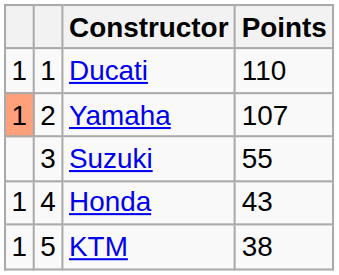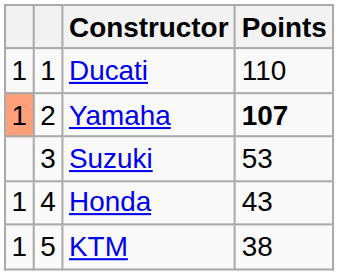(265, 114) normal -> (265, 114) bold
(257, 158) 55 -> (257, 158) 53
